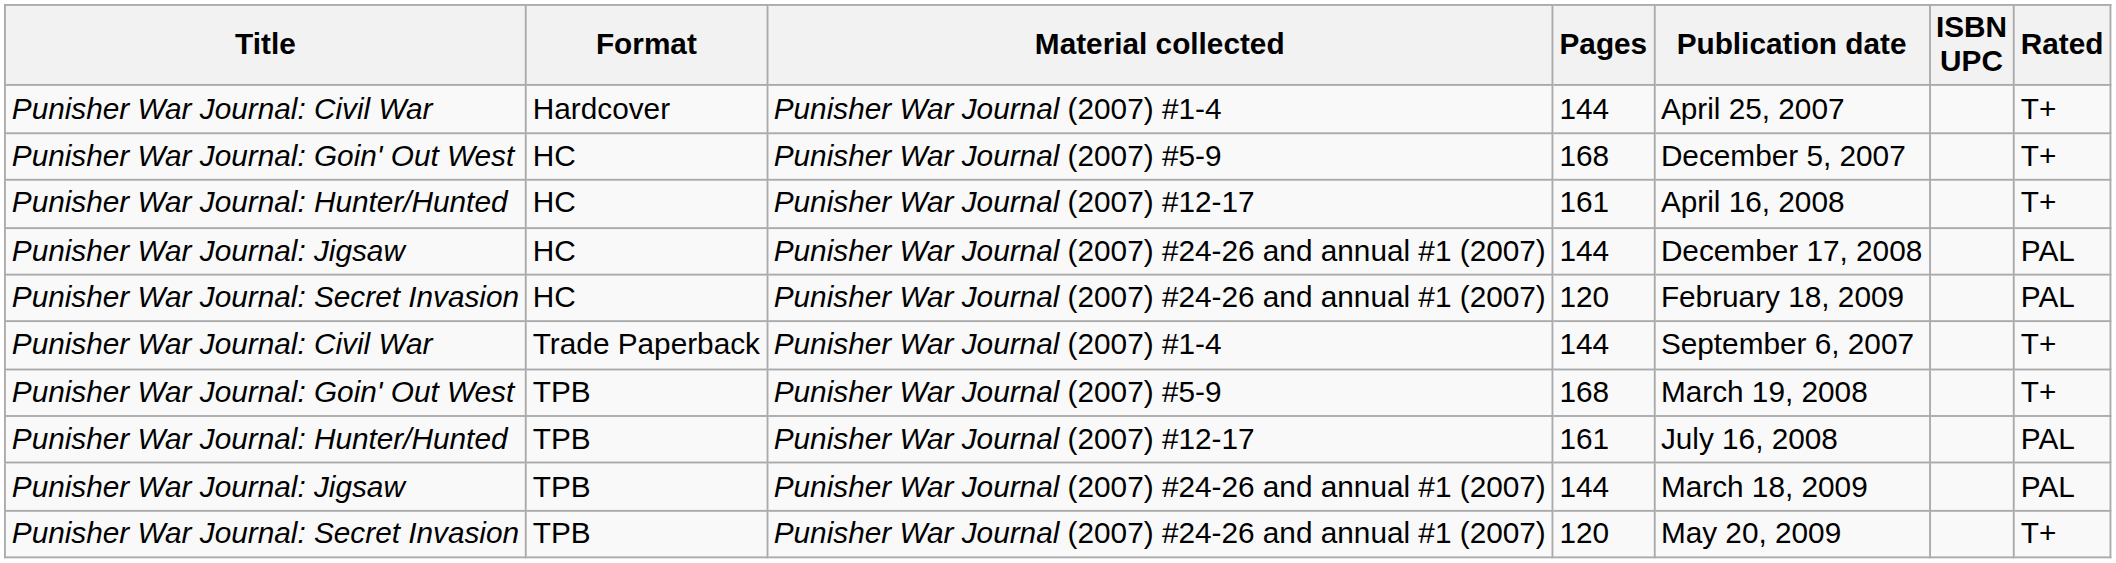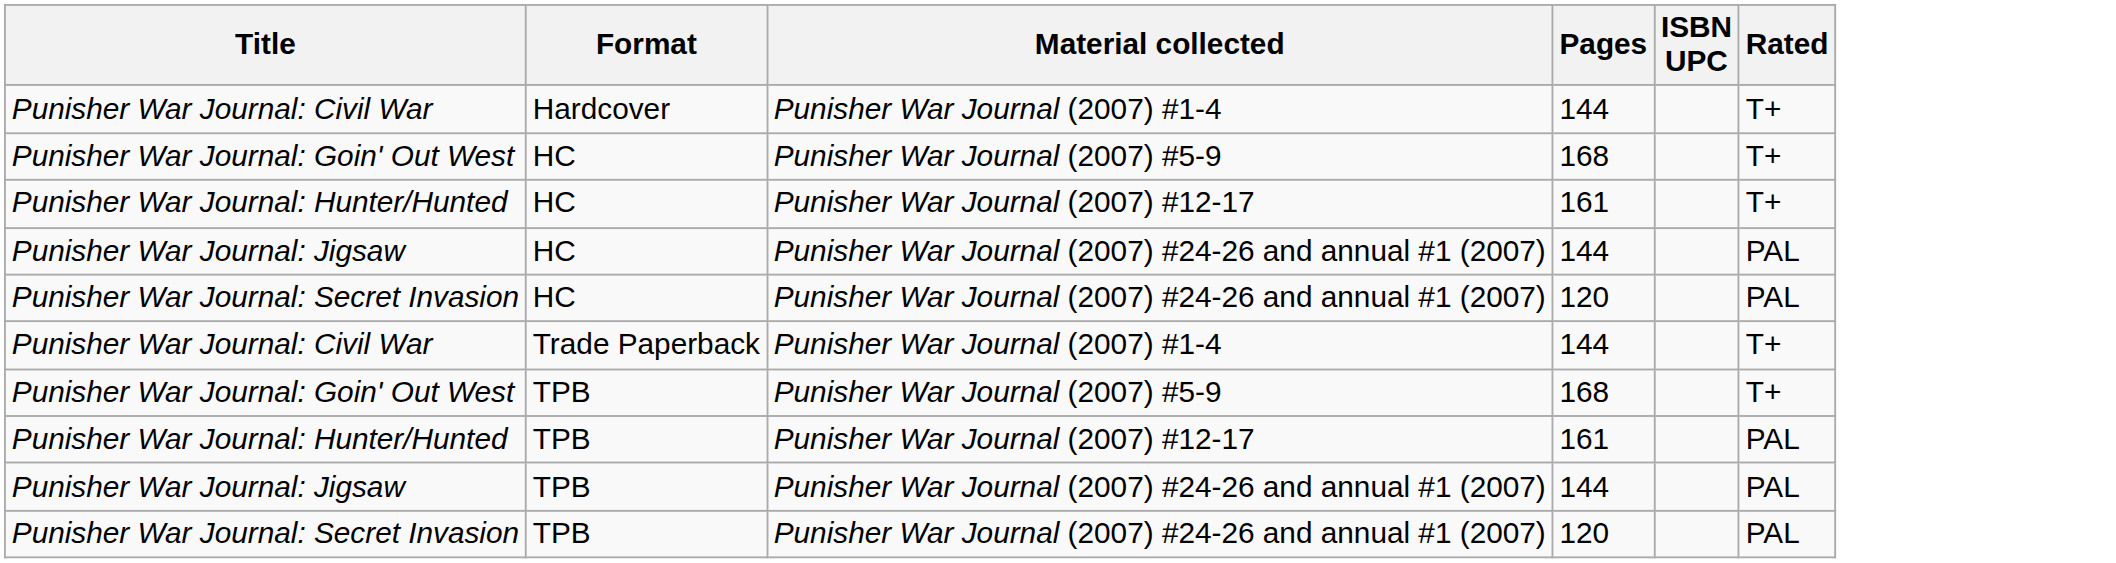- column: (1792, 44)
(2039, 533) T+ -> (1773, 533) PAL
